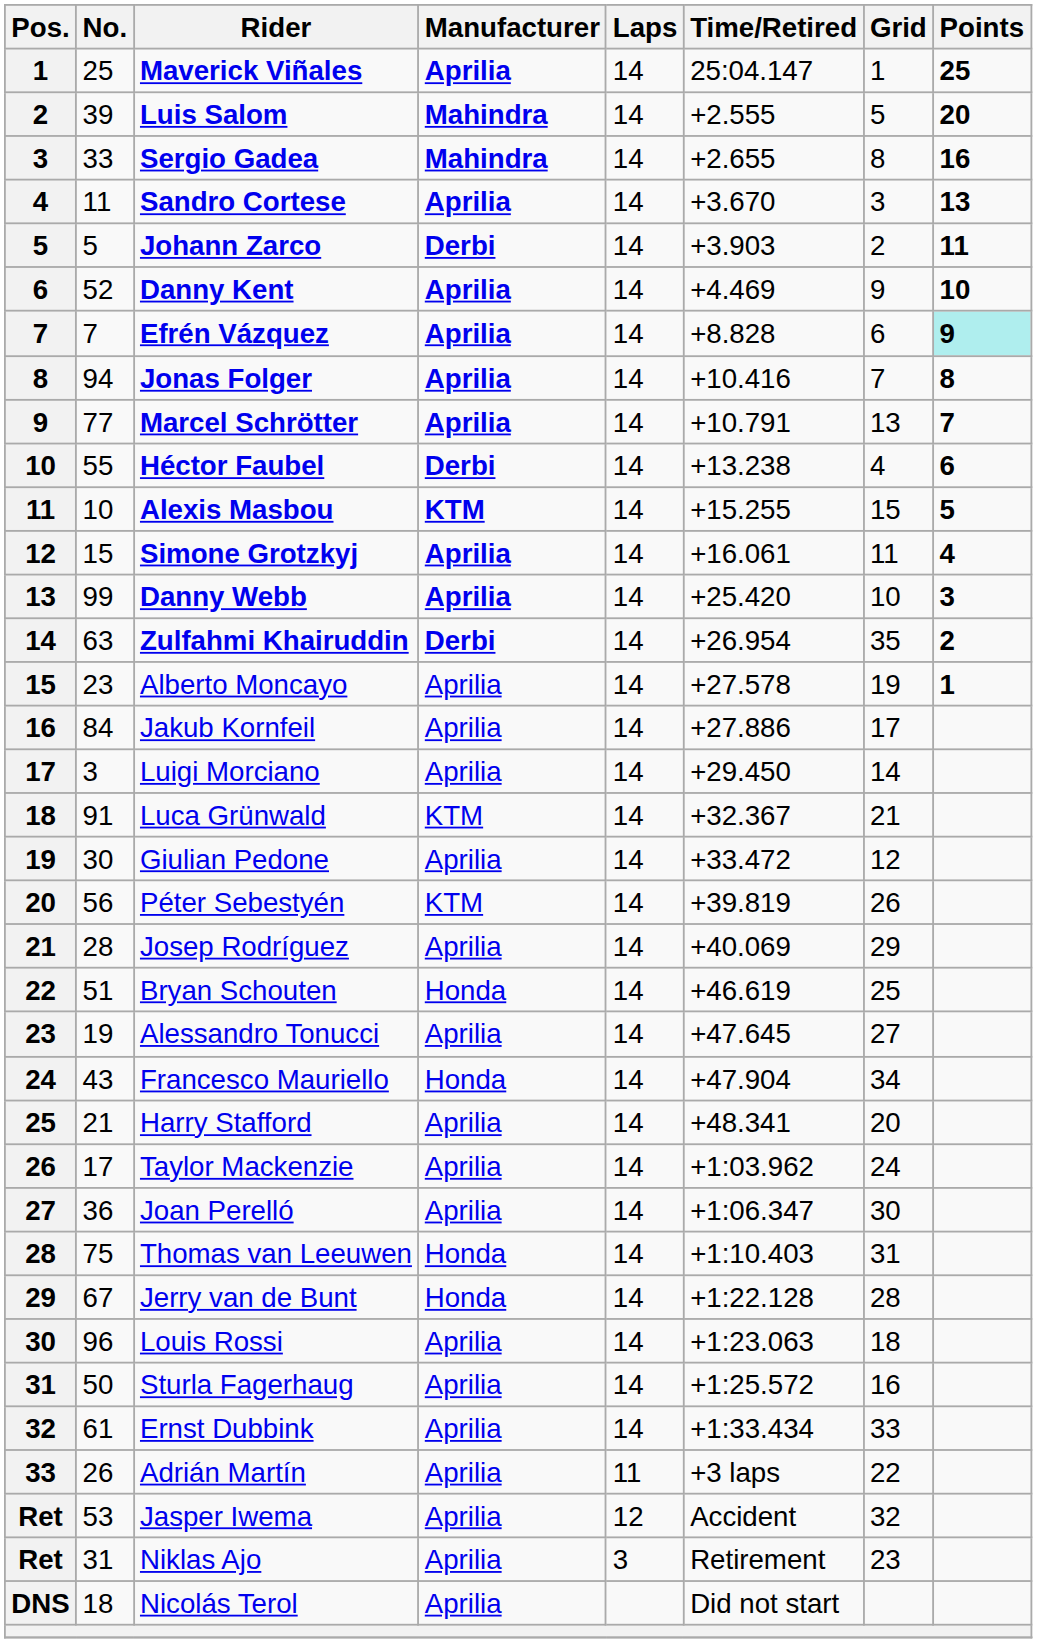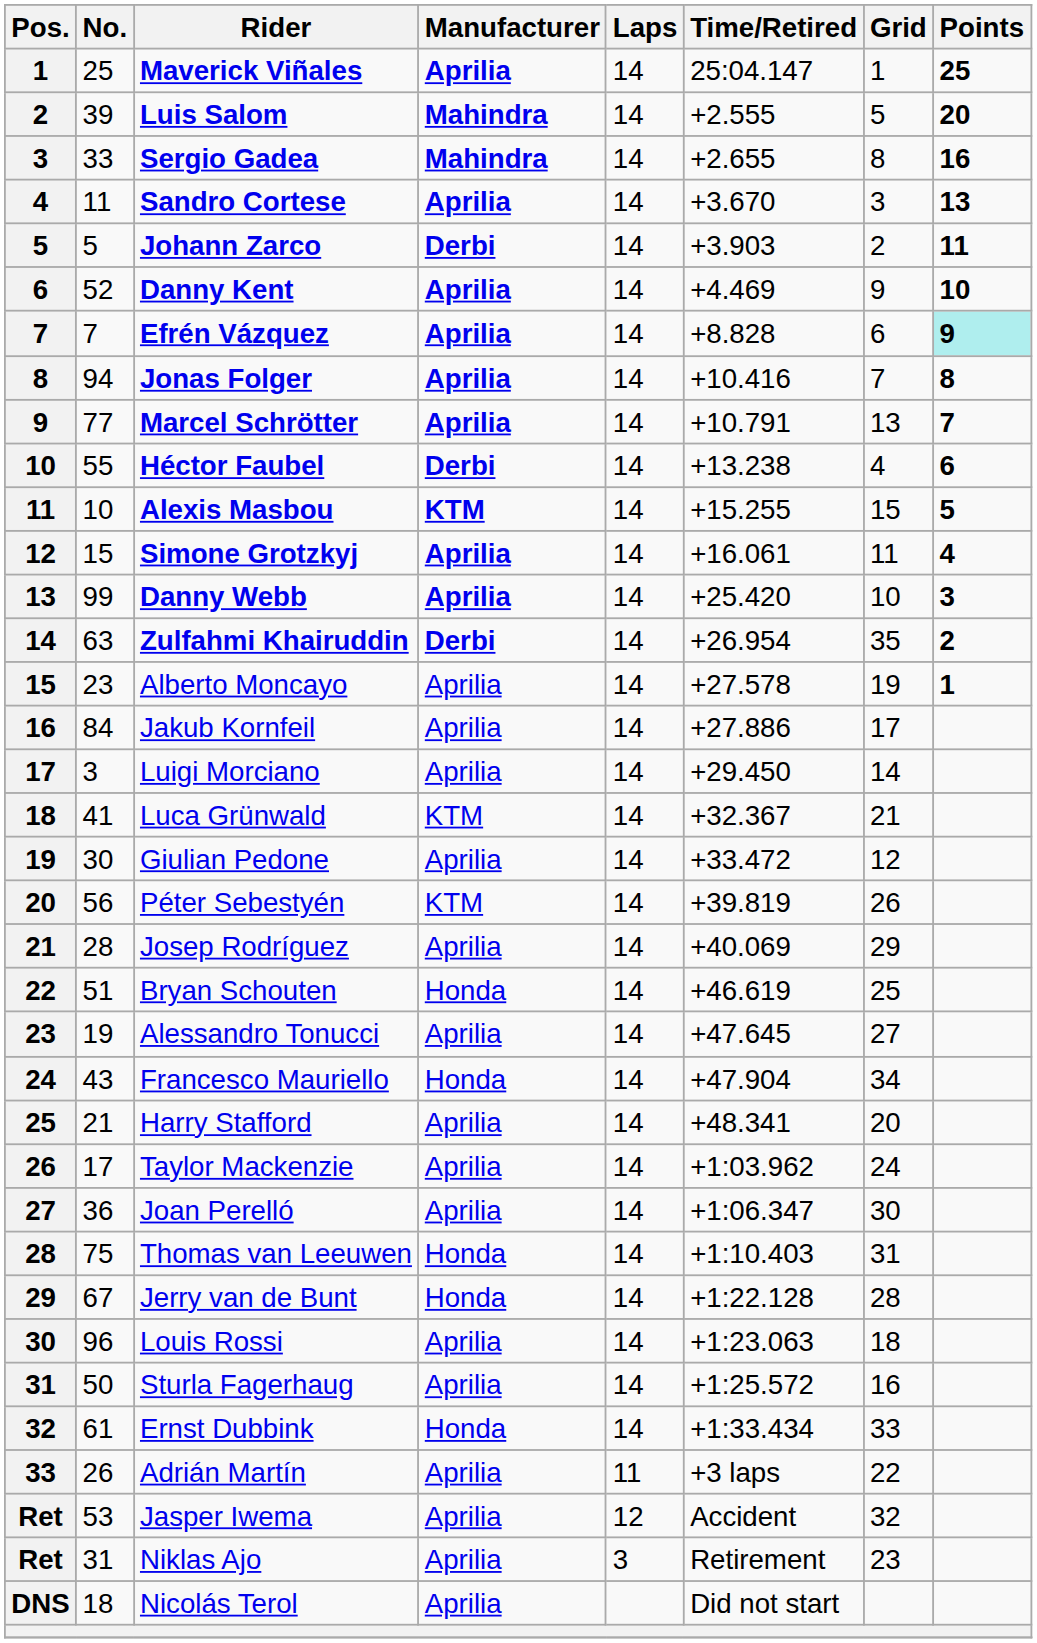(98, 815) 91 -> (98, 815) 41
(463, 1428) Aprilia -> (466, 1428) Honda
